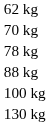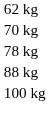- row: (25, 113)
